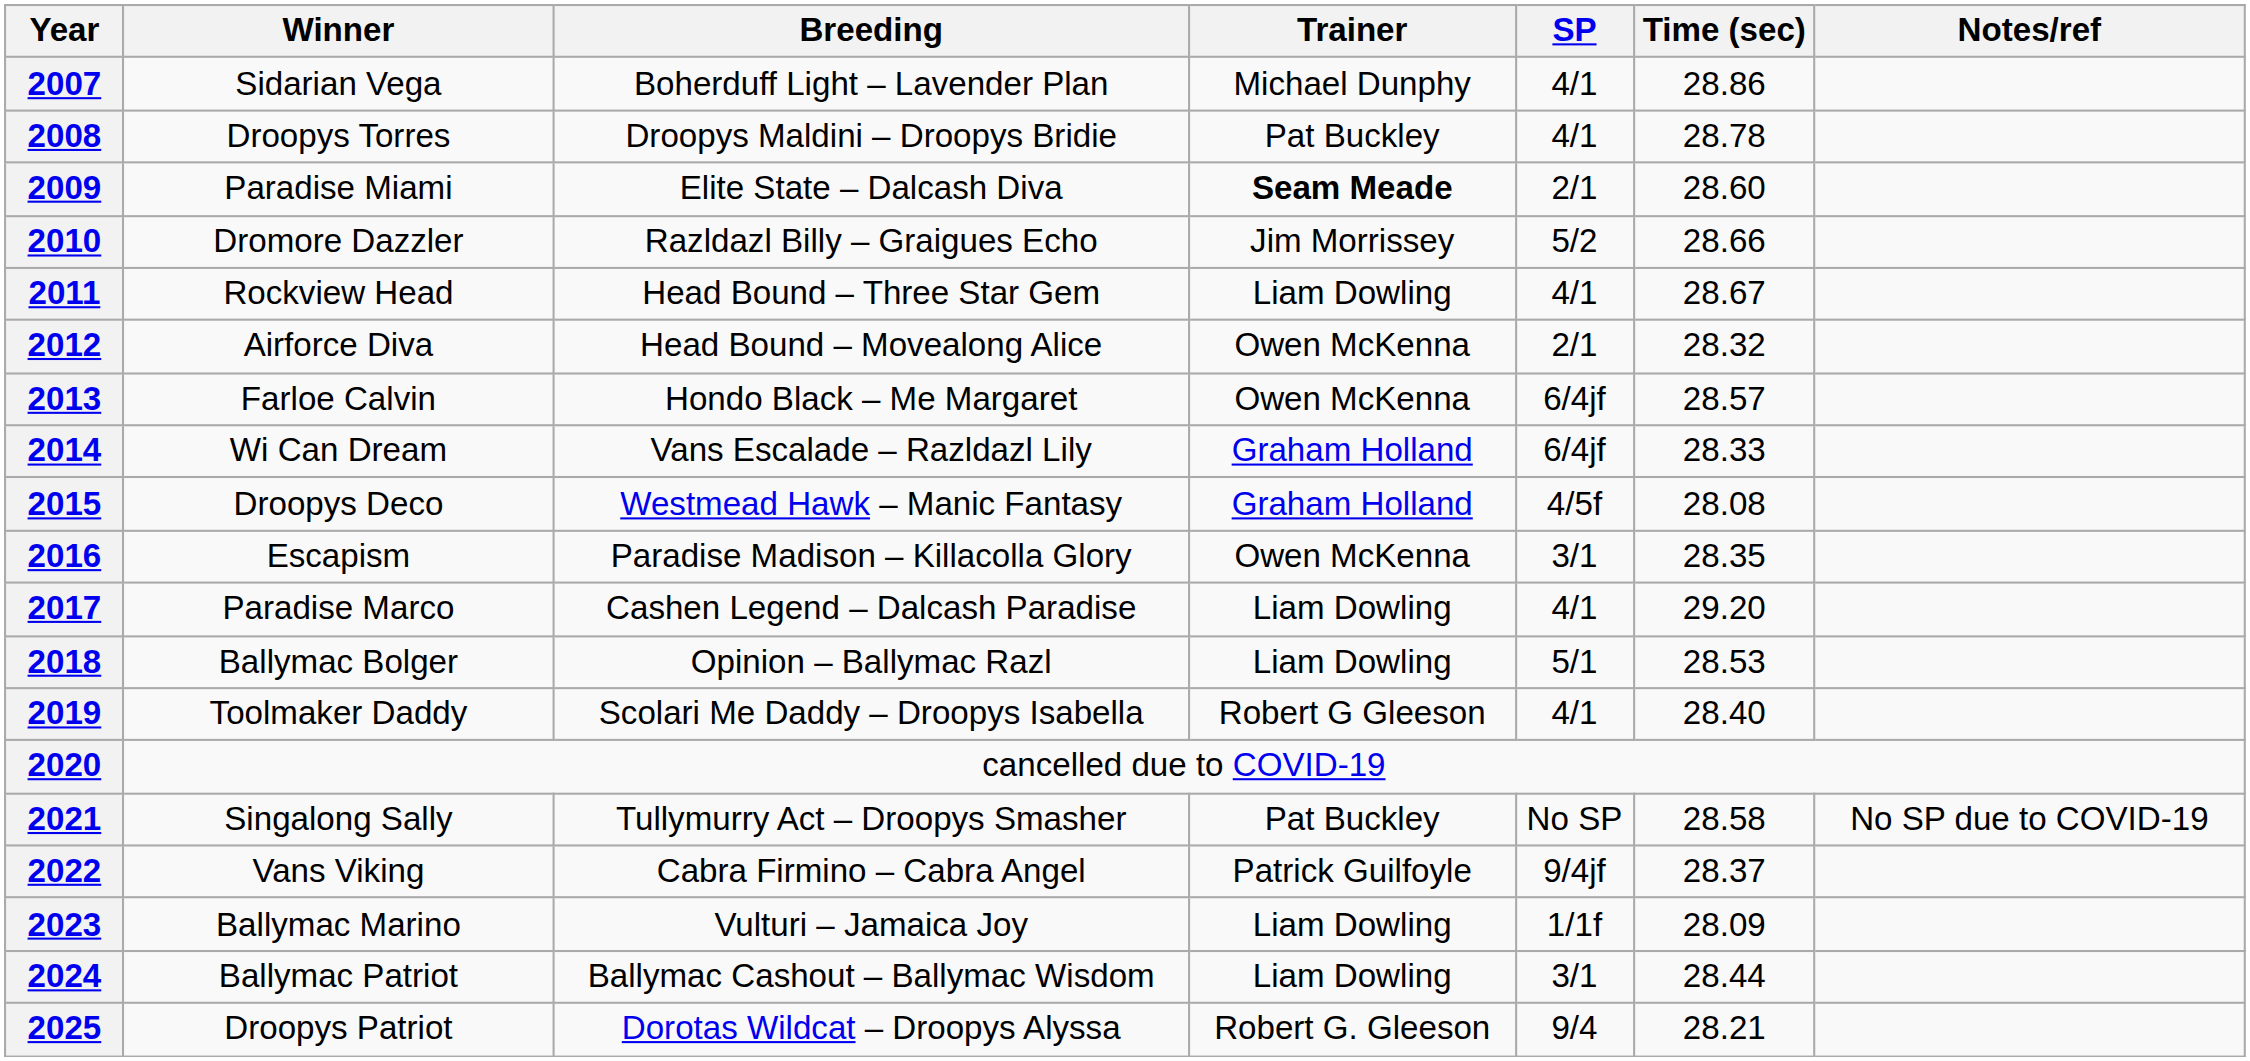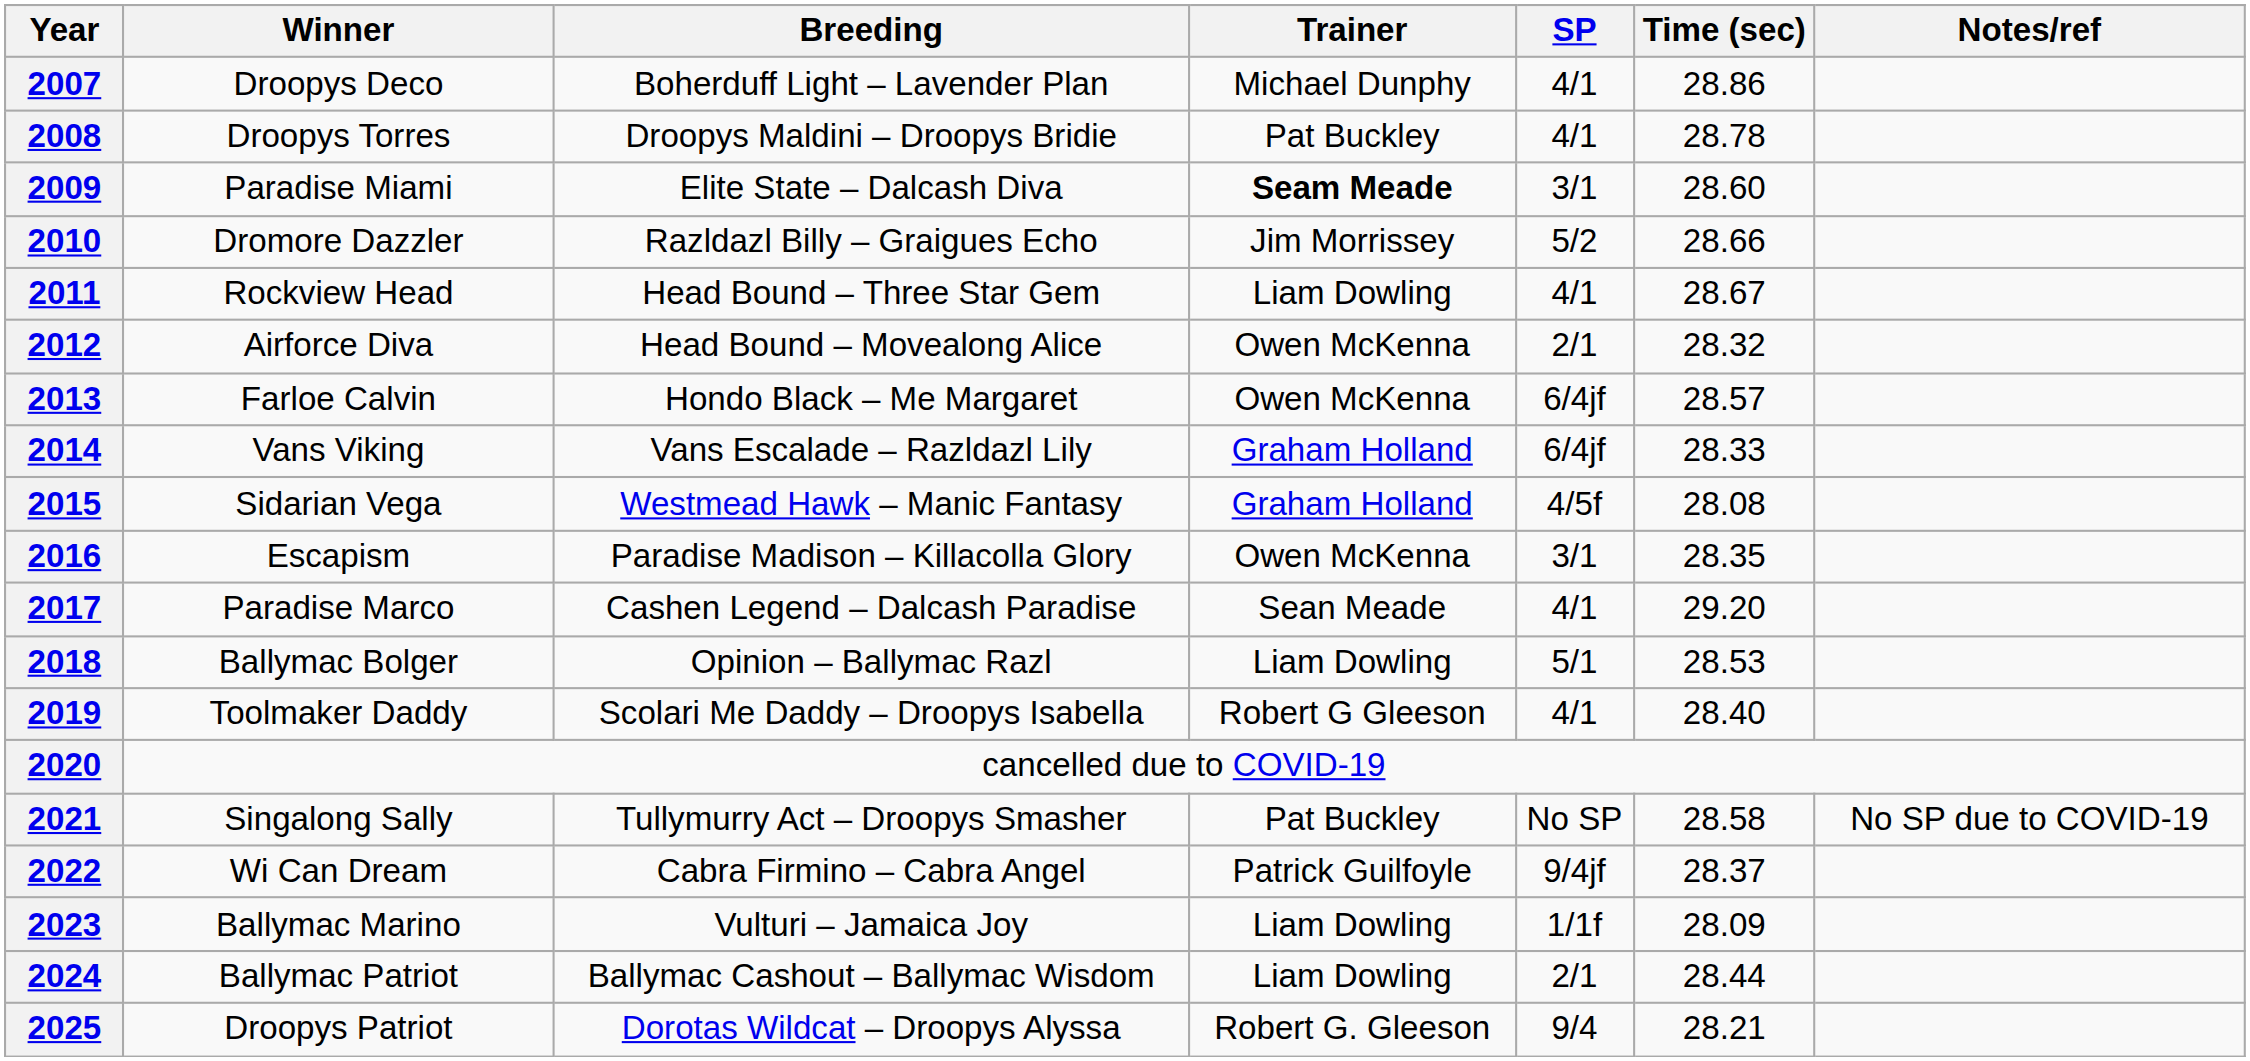(338, 83) Sidarian Vega -> (338, 83) Droopys Deco
(1574, 188) 2/1 -> (1574, 188) 3/1
(338, 450) Wi Can Dream -> (338, 450) Vans Viking
(338, 503) Droopys Deco -> (338, 503) Sidarian Vega
(1352, 608) Liam Dowling -> (1352, 608) Sean Meade
(338, 871) Vans Viking -> (338, 871) Wi Can Dream
(1574, 976) 3/1 -> (1574, 976) 2/1
